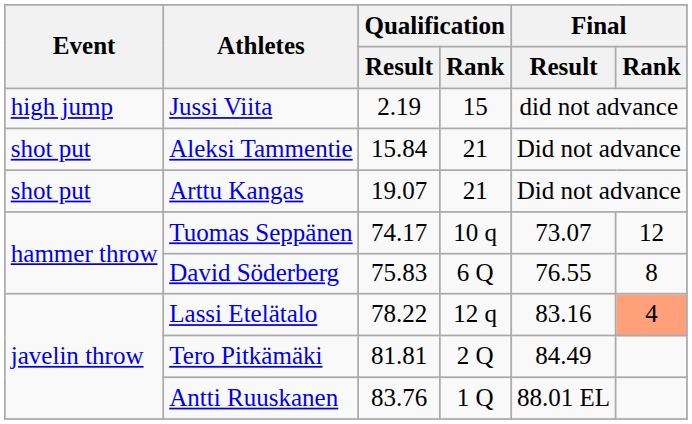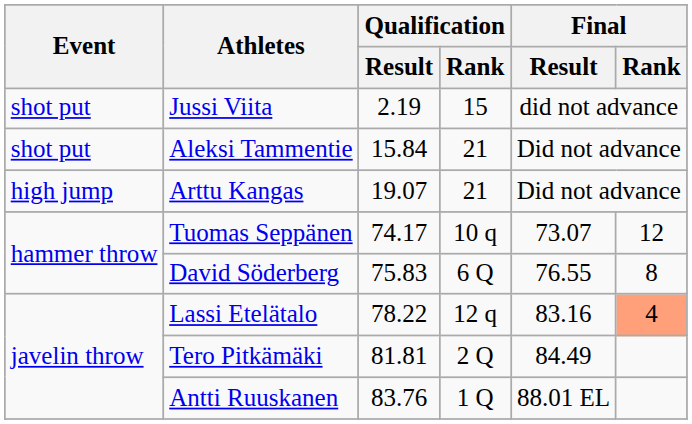(62, 108) high jump -> (51, 108) shot put
(51, 190) shot put -> (62, 190) high jump
